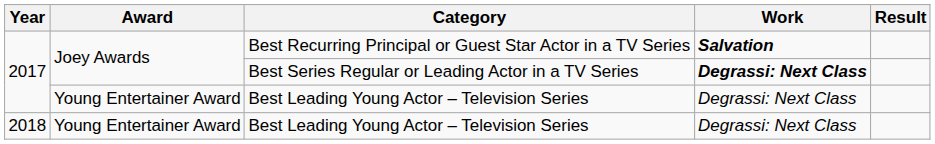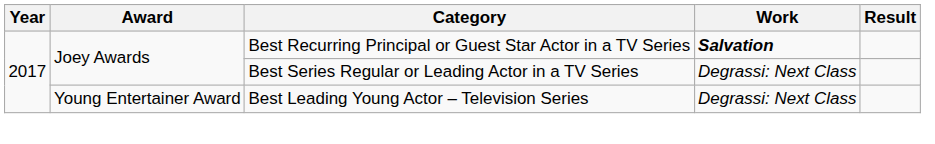(782, 71) bold -> (777, 71) normal
- row: (27, 125)
